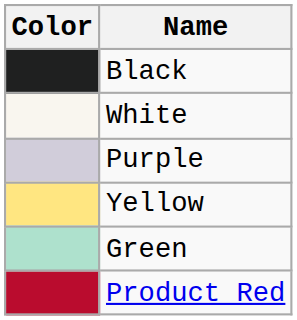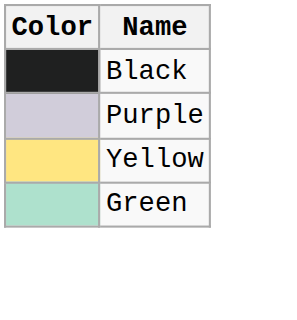- row: (147, 116)
- row: (196, 293)
